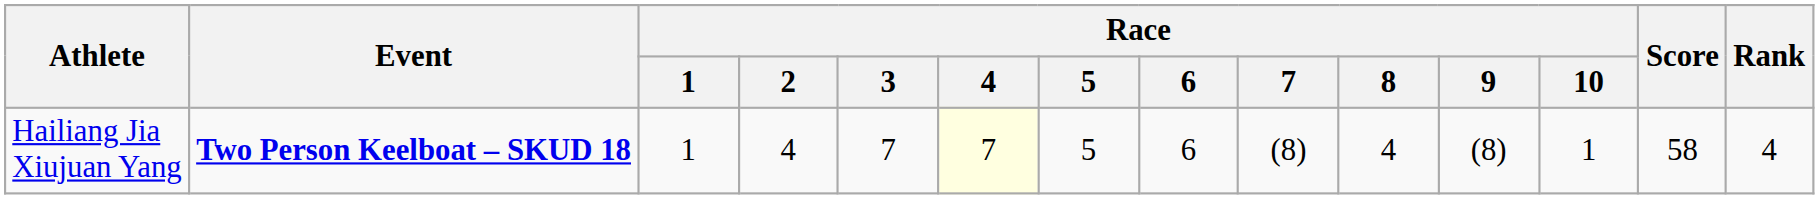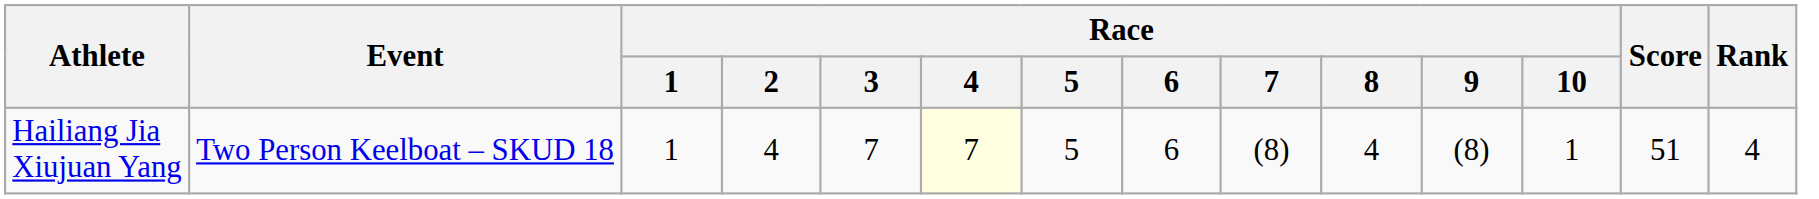(414, 150) bold -> (405, 150) normal
(1682, 150) 58 -> (1665, 150) 51
